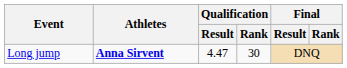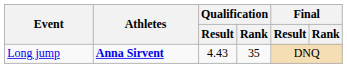(218, 54) 4.47 -> (218, 54) 4.43
(254, 54) 30 -> (254, 54) 35
